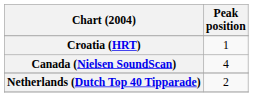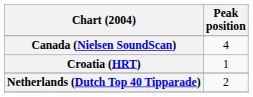rows swapped: (104, 63) <-> (104, 45)
